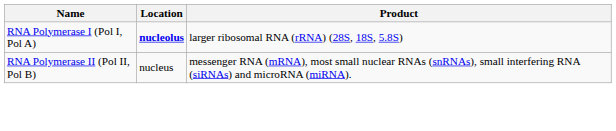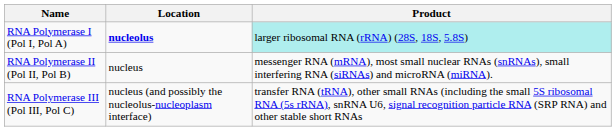(296, 37) no background -> (361, 37) paleturquoise background
+ row: (53, 104)
